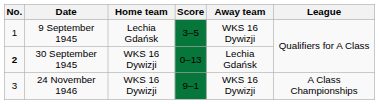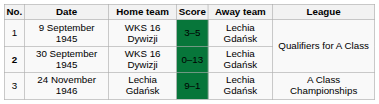(141, 33) Lechia Gdańsk -> (143, 33) WKS 16 Dywizji
(240, 33) WKS 16 Dywizji -> (240, 33) Lechia Gdańsk
(141, 86) WKS 16 Dywizji -> (143, 86) Lechia Gdańsk
(240, 86) WKS 16 Dywizji -> (240, 86) Lechia Gdańsk
